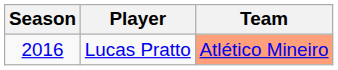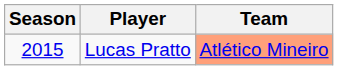(43, 49) 2016 -> (43, 49) 2015
